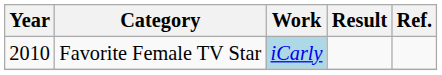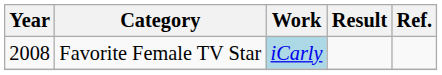(30, 52) 2010 -> (30, 52) 2008
